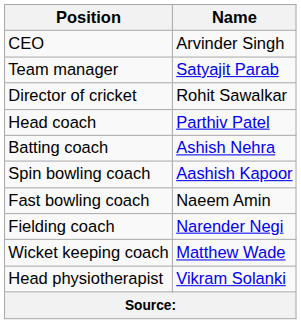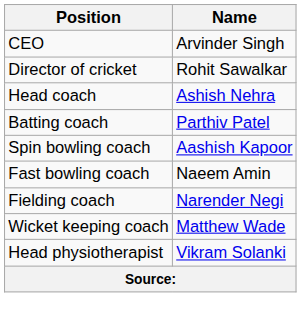- row: (63, 69)
(223, 122) Parthiv Patel -> (226, 95) Ashish Nehra
(226, 148) Ashish Nehra -> (223, 122) Parthiv Patel
